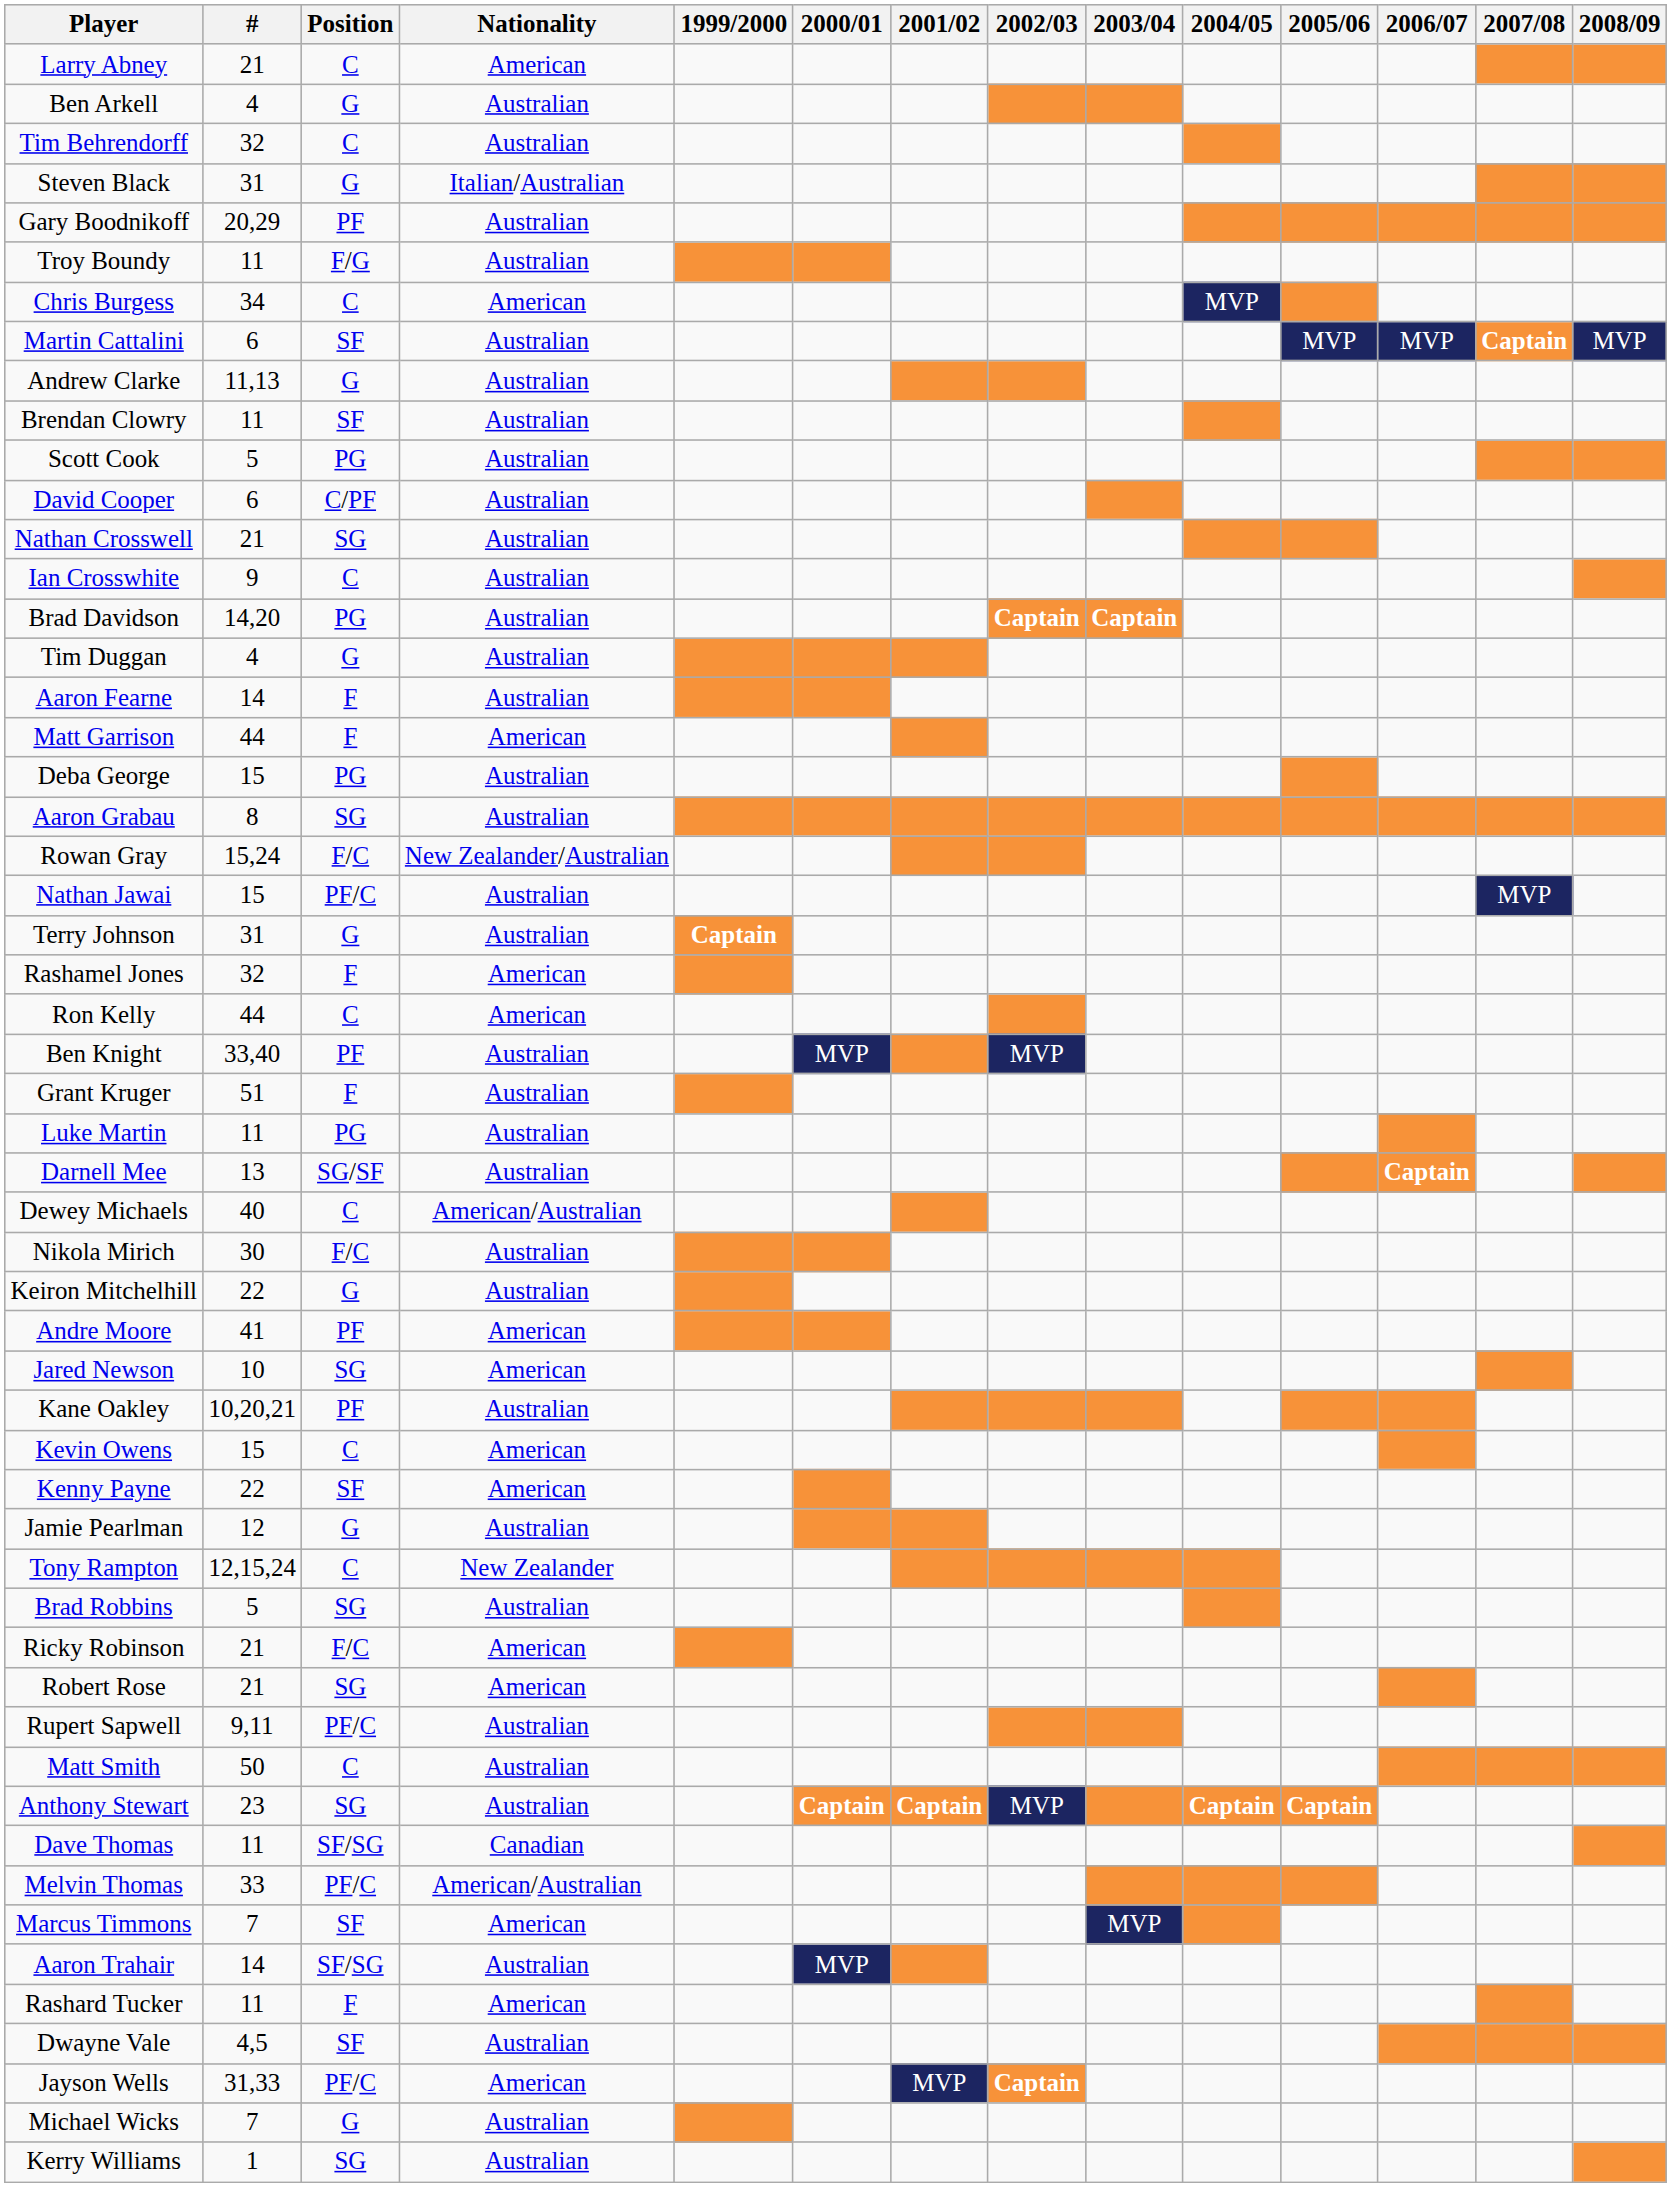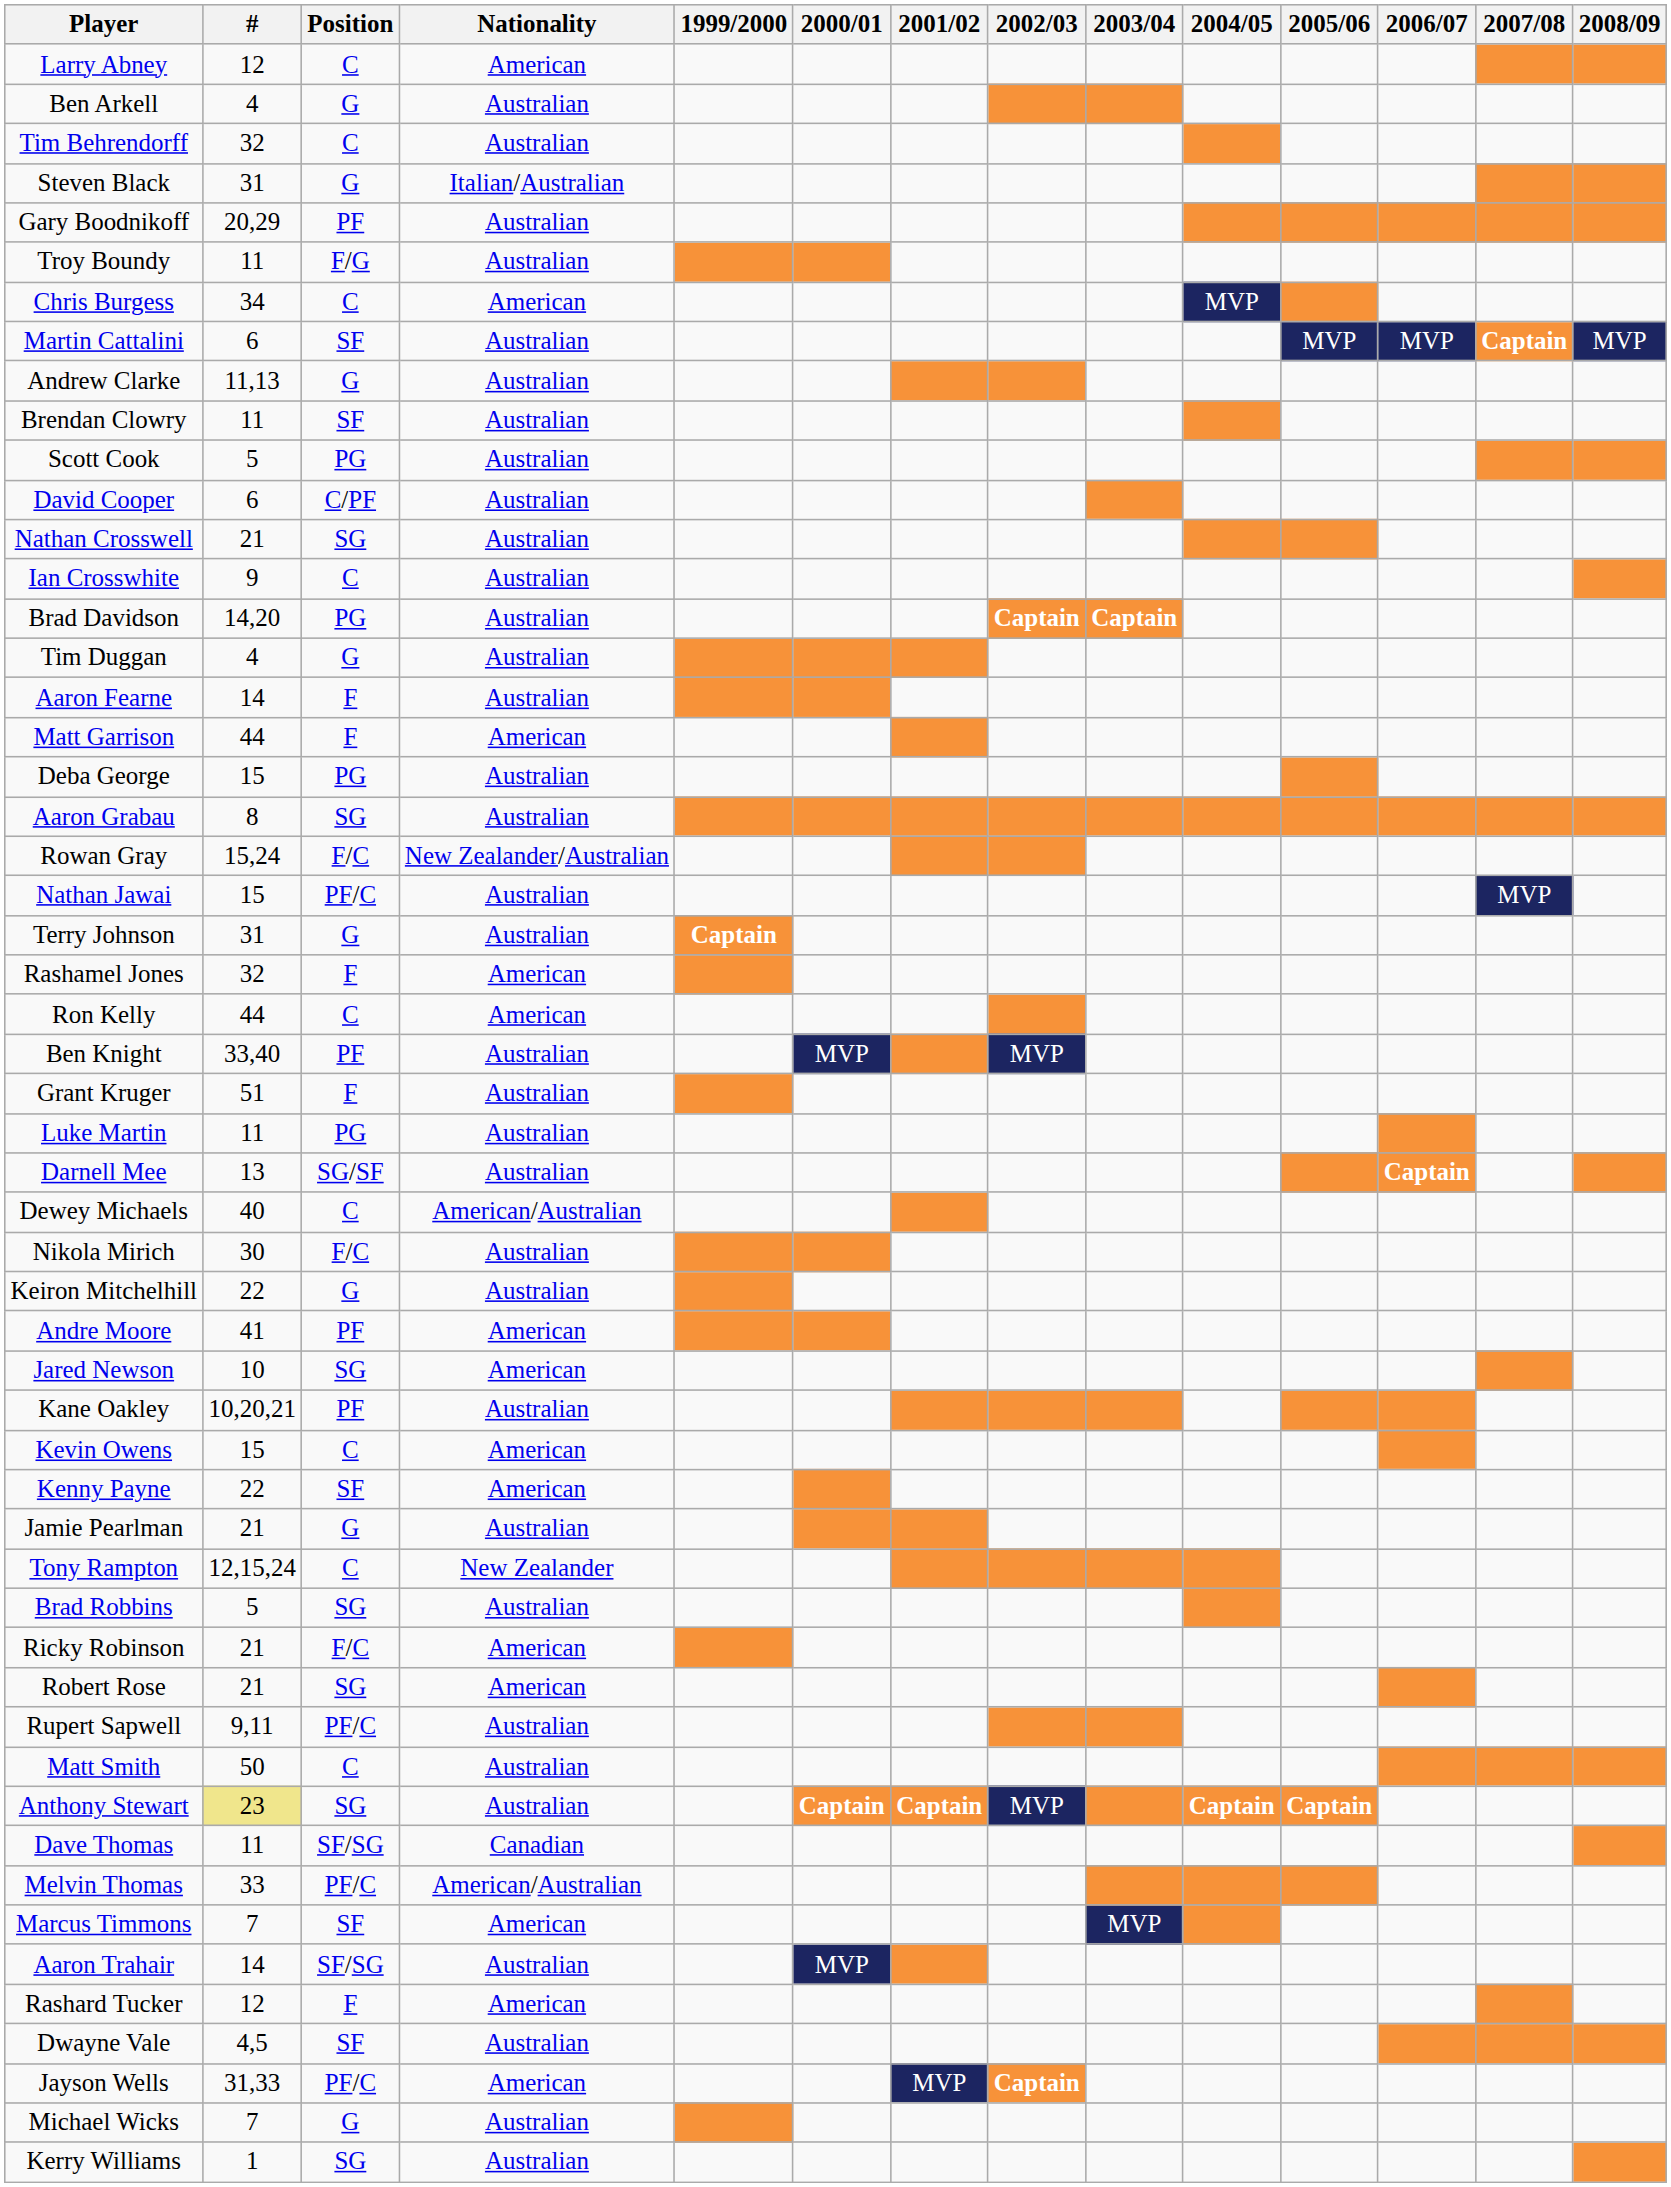(252, 63) 21 -> (252, 63) 12
(252, 1528) 12 -> (252, 1528) 21
(252, 1805) no background -> (252, 1805) khaki background
(252, 2003) 11 -> (252, 2003) 12
